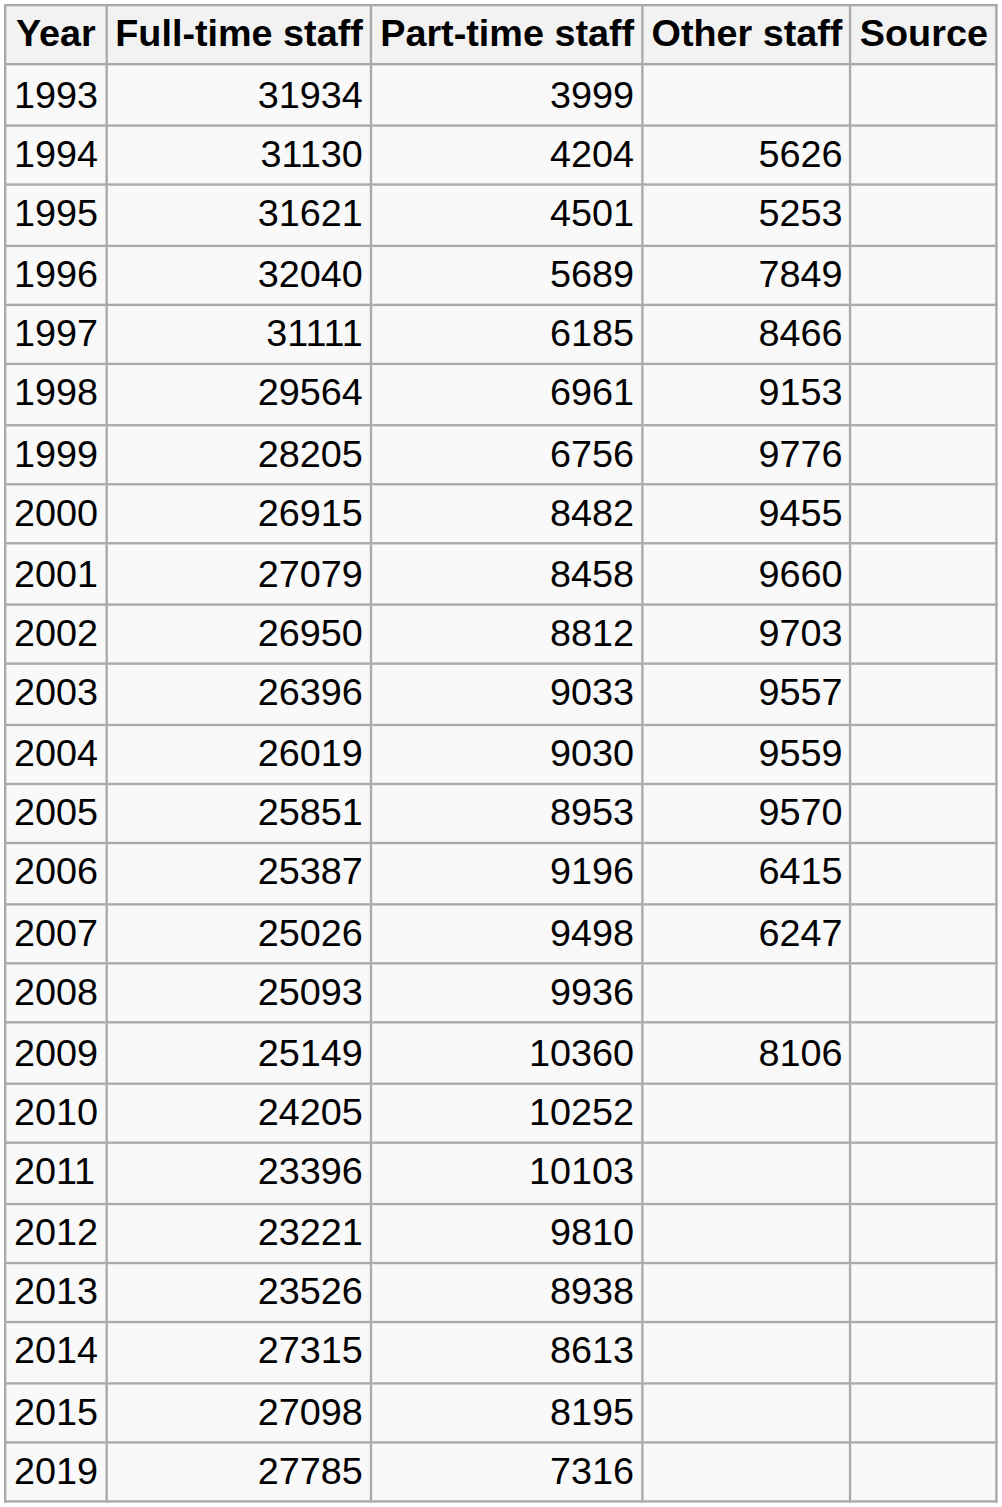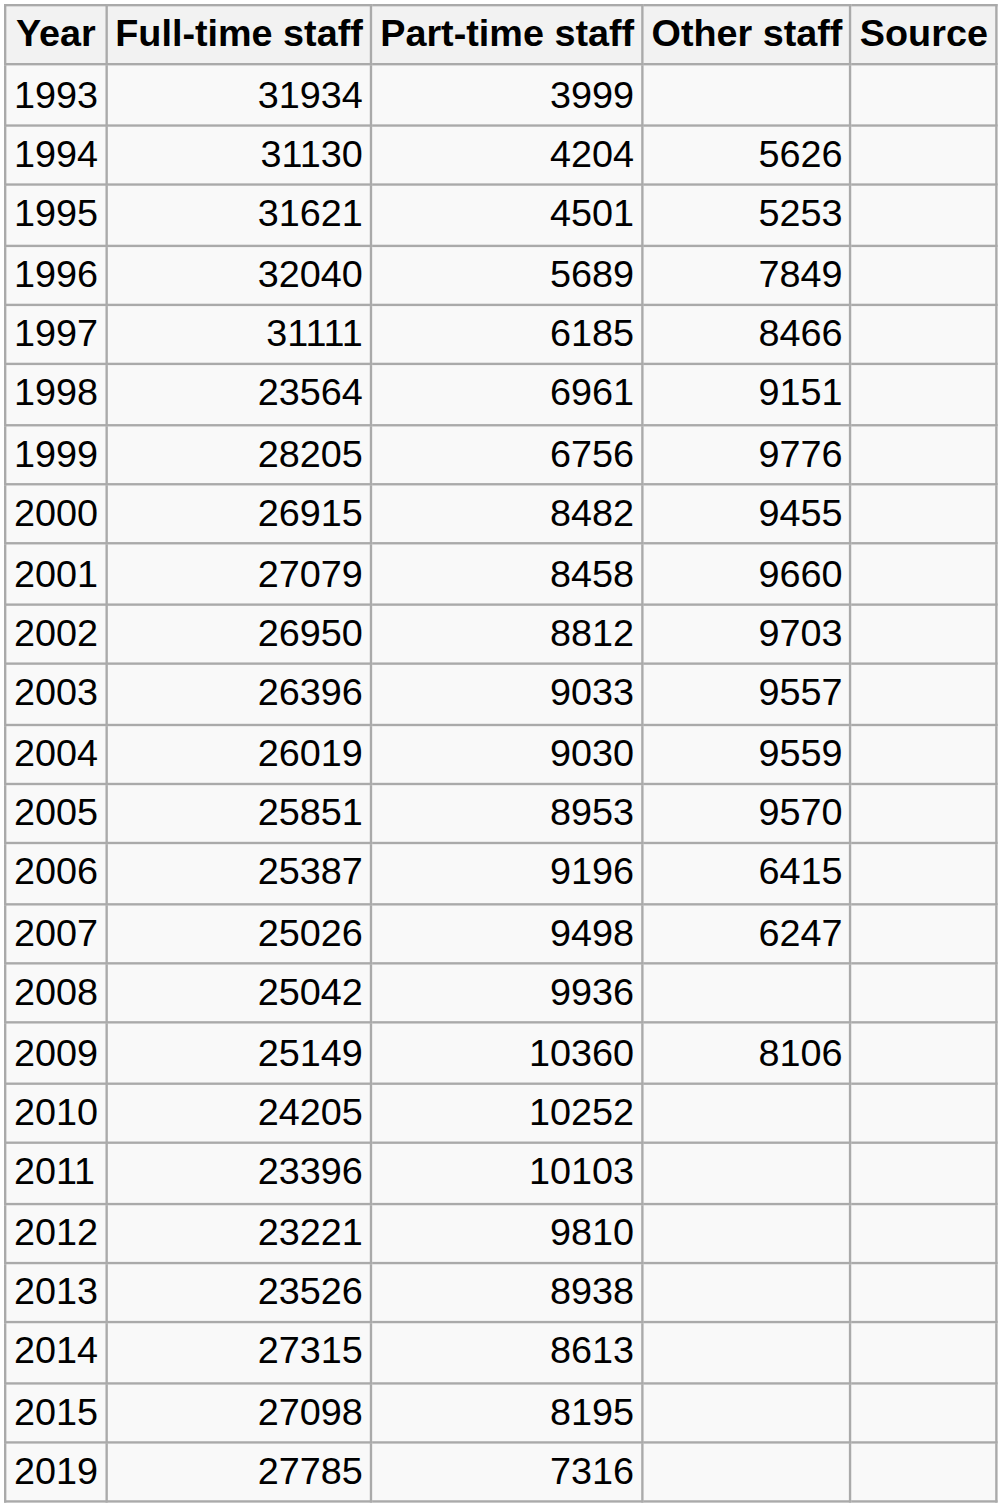(310, 393) 29564 -> (310, 393) 23564
(800, 393) 9153 -> (800, 393) 9151
(310, 992) 25093 -> (310, 992) 25042
